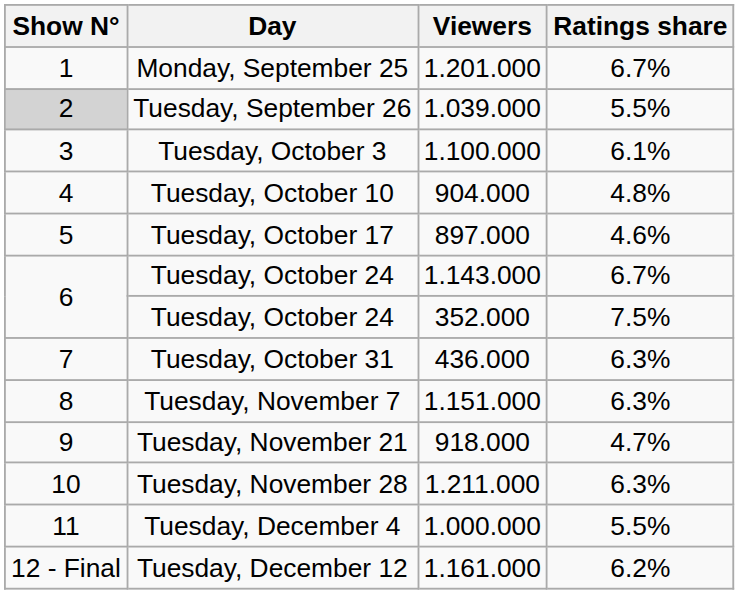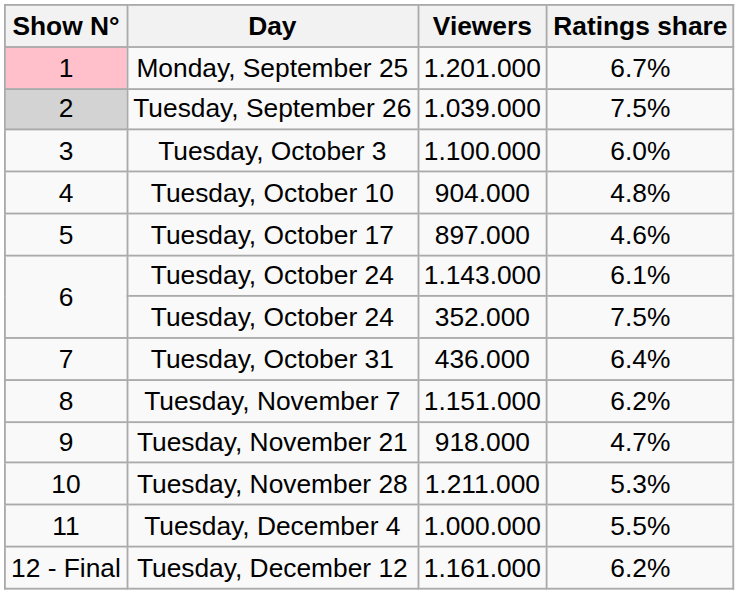(66, 68) no background -> (66, 68) pink background
(640, 109) 5.5% -> (640, 109) 7.5%
(640, 151) 6.1% -> (640, 151) 6.0%
(640, 276) 6.7% -> (640, 276) 6.1%
(640, 359) 6.3% -> (640, 359) 6.4%
(640, 401) 6.3% -> (640, 401) 6.2%
(640, 484) 6.3% -> (640, 484) 5.3%
